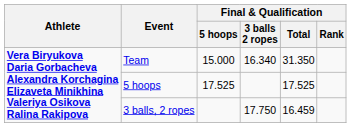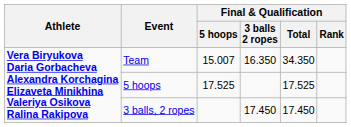(218, 60) 15.000 -> (218, 60) 15.007
(260, 60) 16.340 -> (260, 60) 16.350
(299, 60) 31.350 -> (299, 60) 34.350
(260, 110) 17.750 -> (260, 110) 17.450
(299, 110) 16.459 -> (299, 110) 17.450
